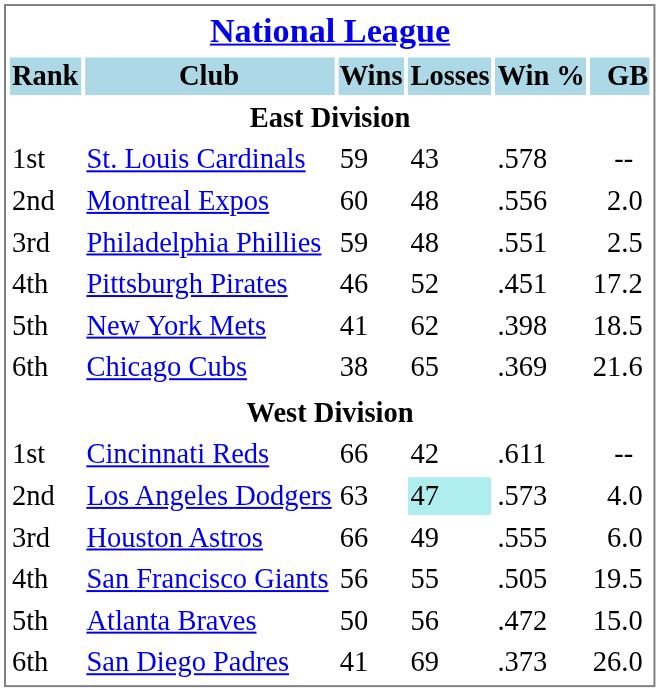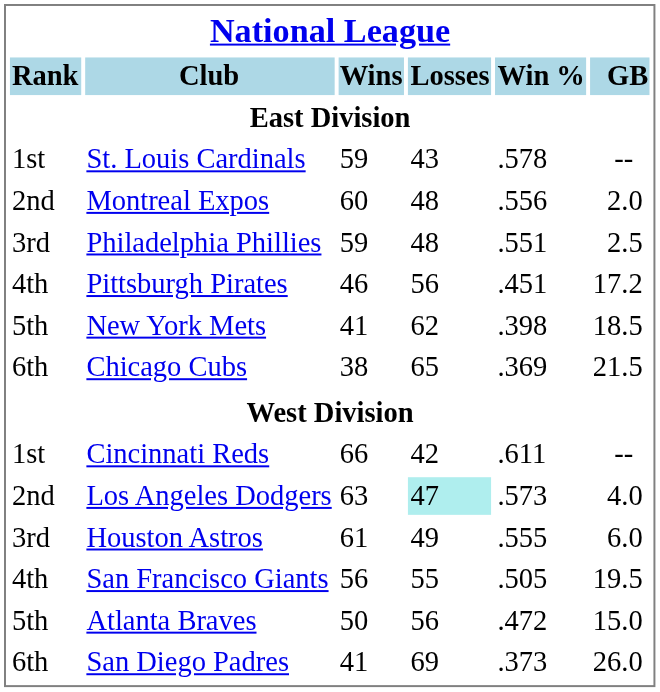(425, 283) 52 -> (425, 283) 56
(618, 366) 21.6 -> (618, 366) 21.5
(354, 537) 66 -> (354, 537) 61
